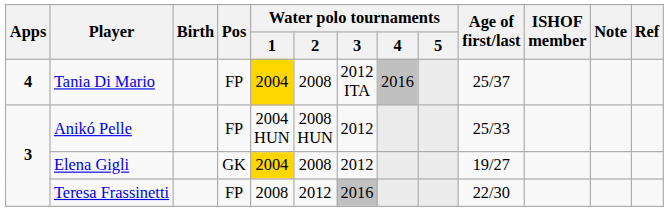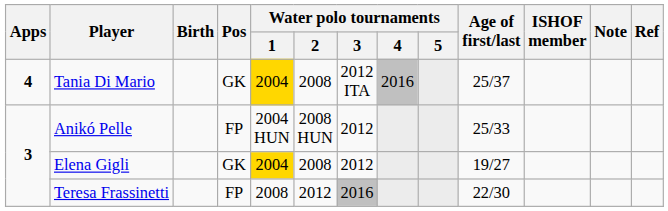(234, 82) FP -> (234, 82) GK
